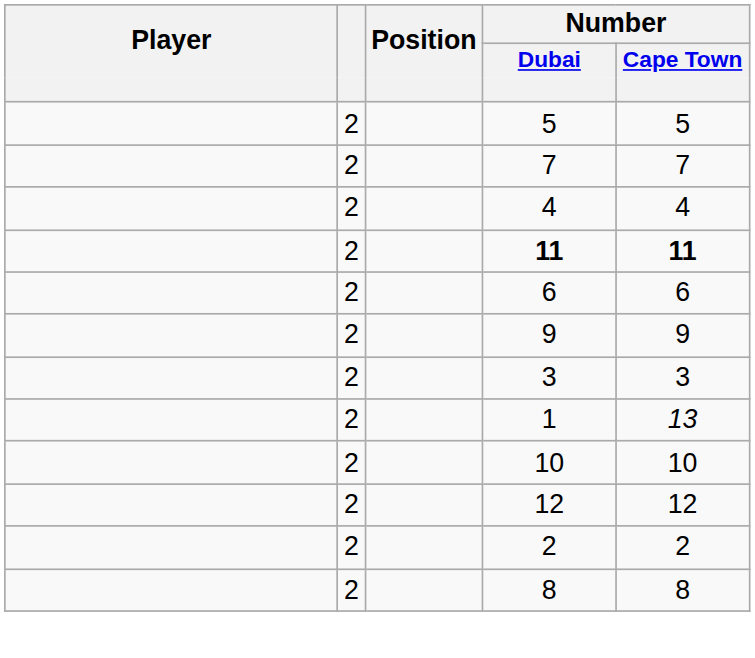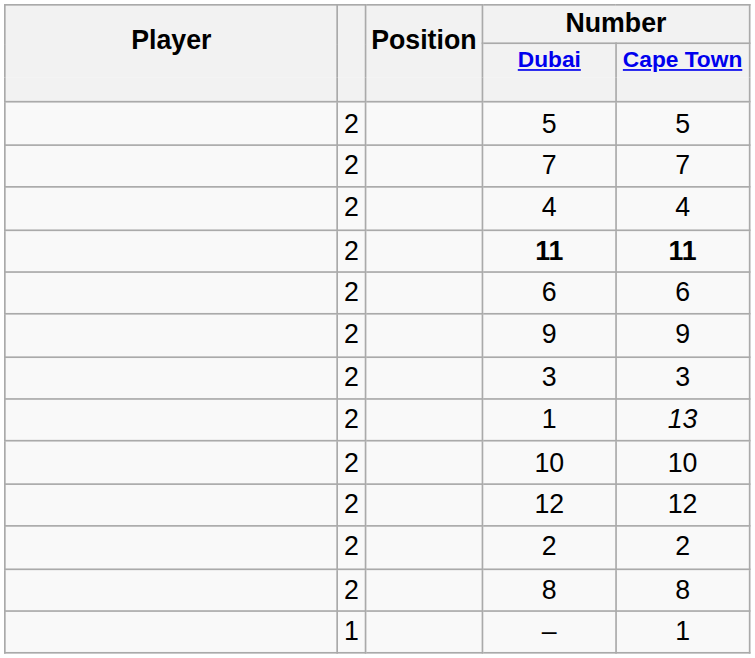+ row: (549, 631)
